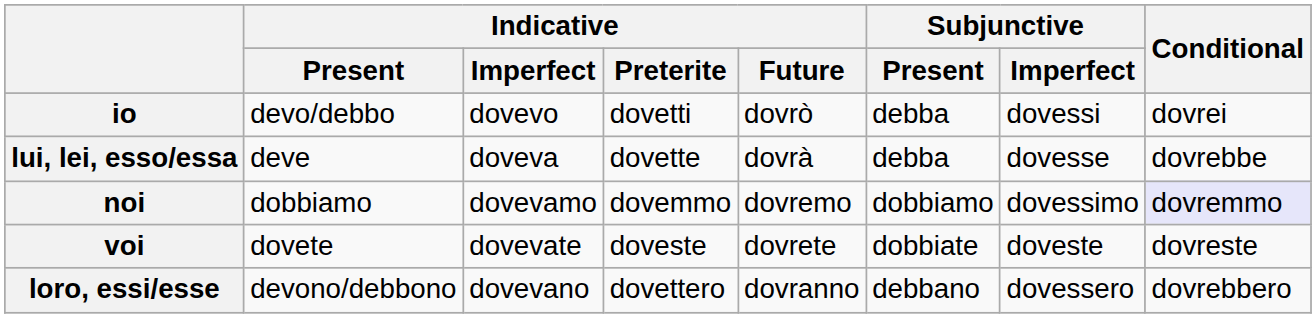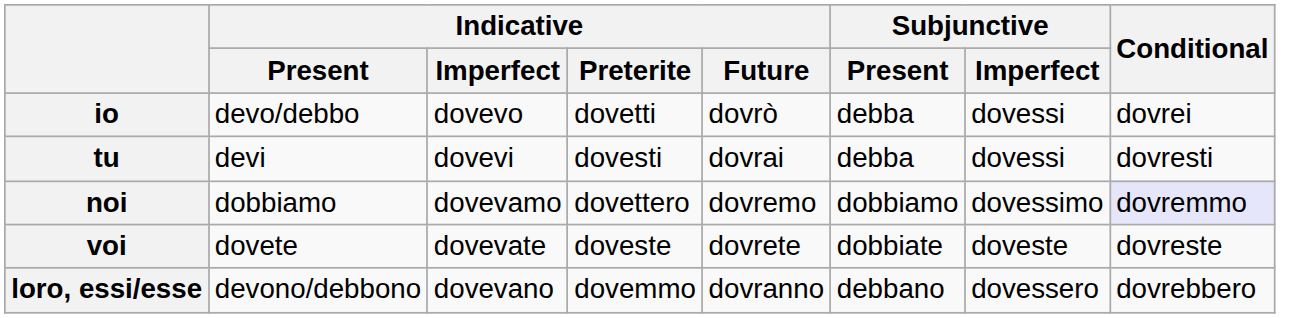+ row: (107, 158)
- row: (124, 158)
(670, 202) dovemmo -> (632, 202) dovettero
(667, 289) dovettero -> (635, 289) dovemmo
